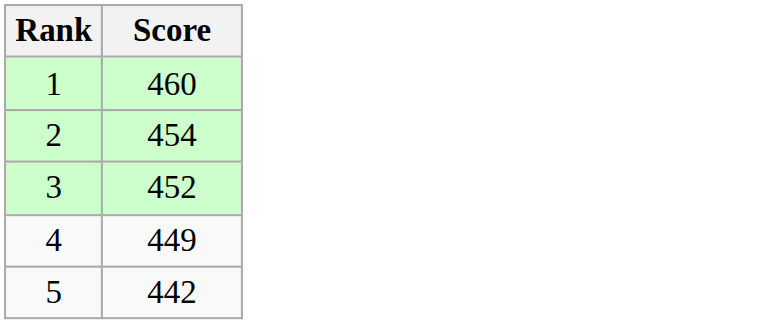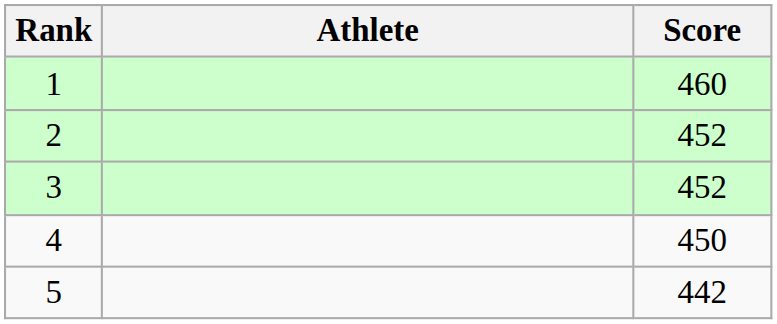+ column: (368, 30)
(172, 135) 454 -> (702, 135) 452
(172, 239) 449 -> (702, 239) 450
